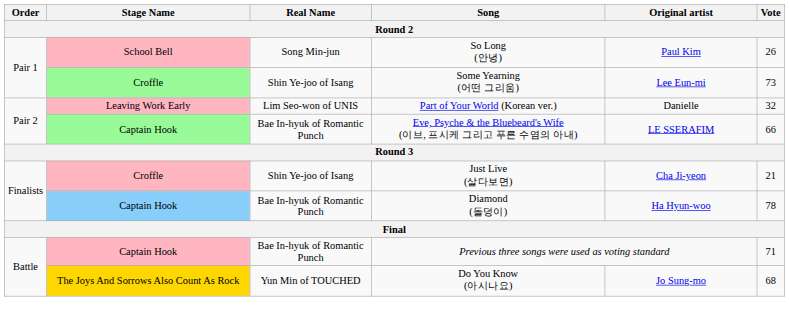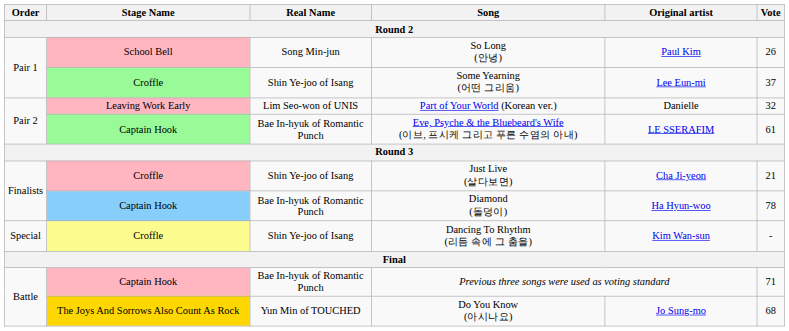(771, 82) 73 -> (771, 82) 37
(771, 129) 66 -> (771, 129) 61
+ row: (488, 235)
